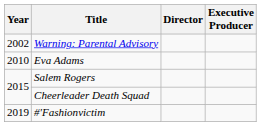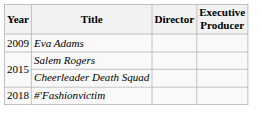- row: (96, 43)
(18, 60) 2010 -> (18, 43) 2009
(18, 113) 2019 -> (18, 95) 2018
